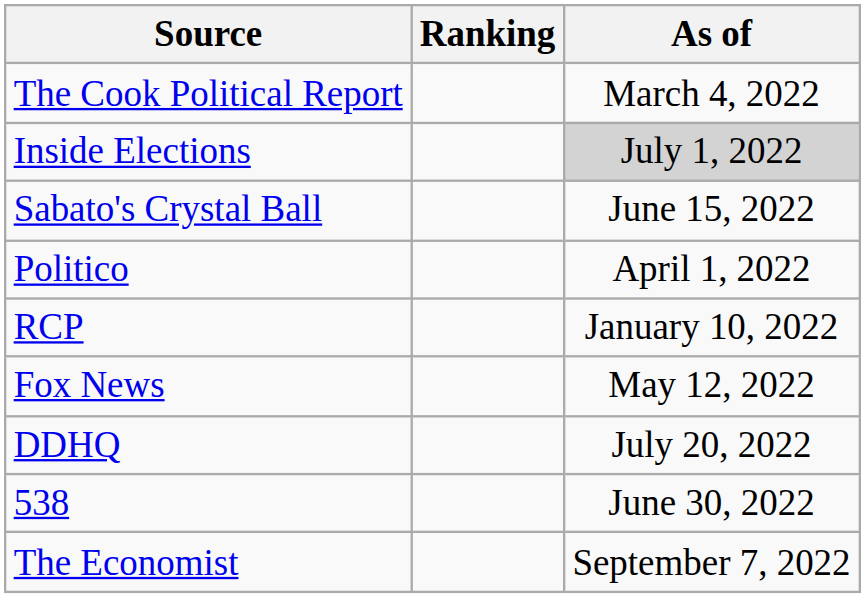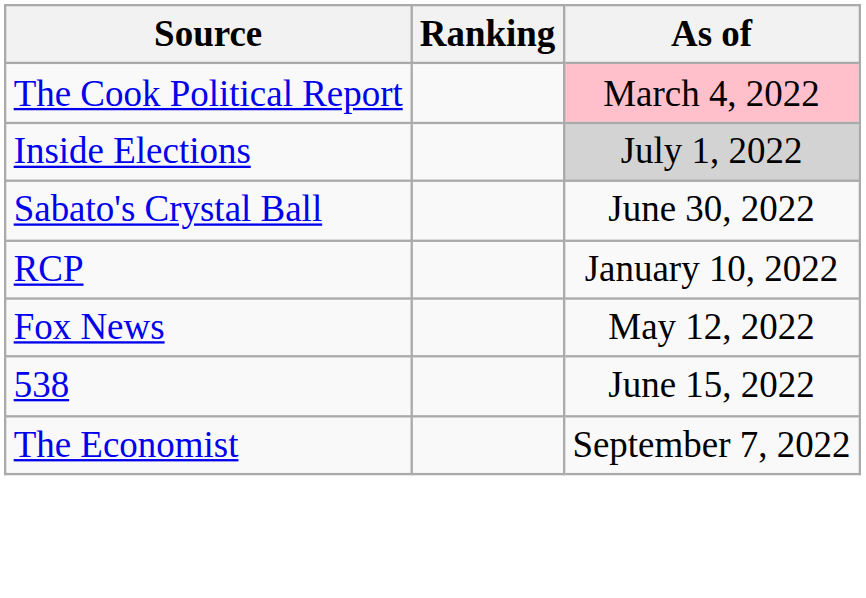(711, 92) no background -> (711, 92) pink background
(711, 209) June 15, 2022 -> (711, 209) June 30, 2022
- row: (71, 268)
- row: (67, 444)
(711, 502) June 30, 2022 -> (711, 385) June 15, 2022
